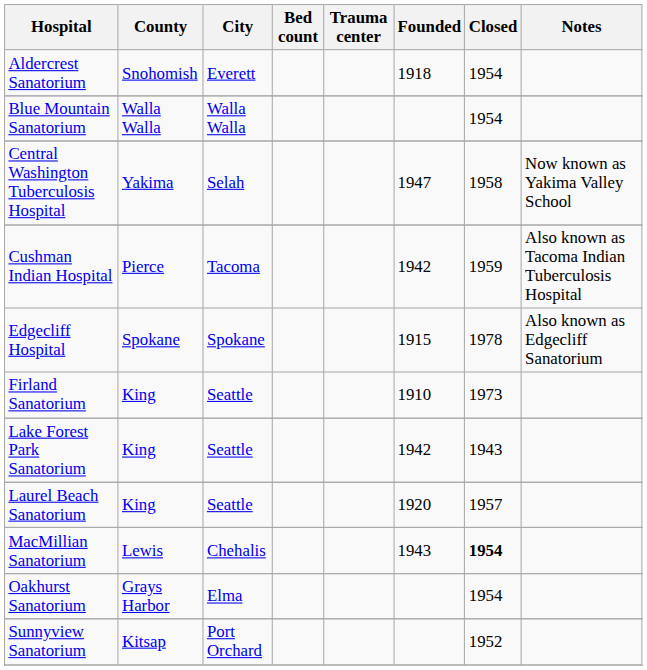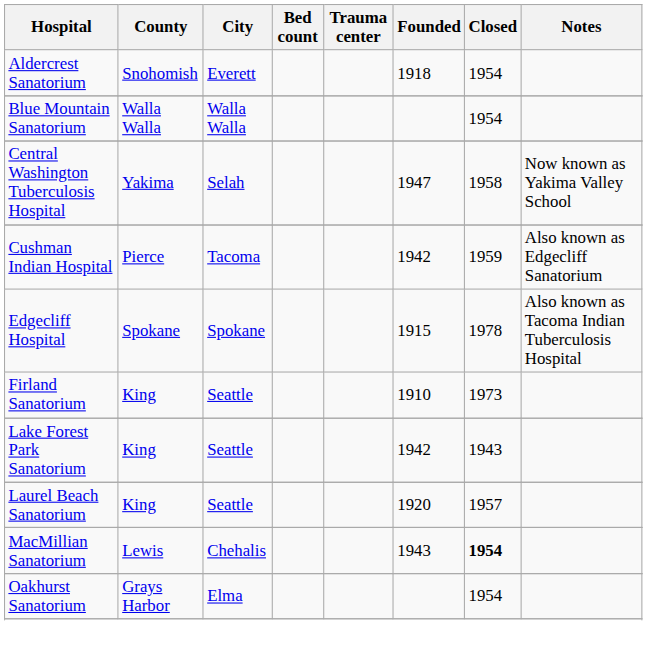(575, 266) Also known as Tacoma Indian Tuberculosis Hospital -> (575, 256) Also known as Edgecliff Sanatorium
(575, 340) Also known as Edgecliff Sanatorium -> (575, 330) Also known as Tacoma Indian Tuberculosis Hospital
- row: (47, 641)
